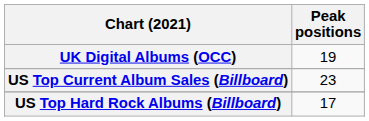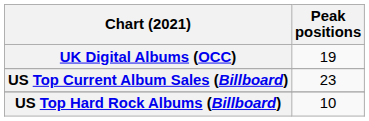(328, 103) 17 -> (328, 103) 10
